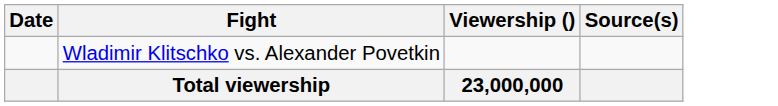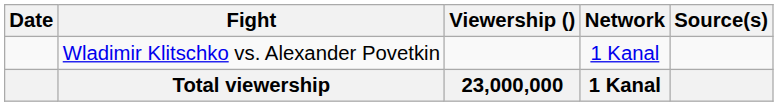+ column: (625, 20)
